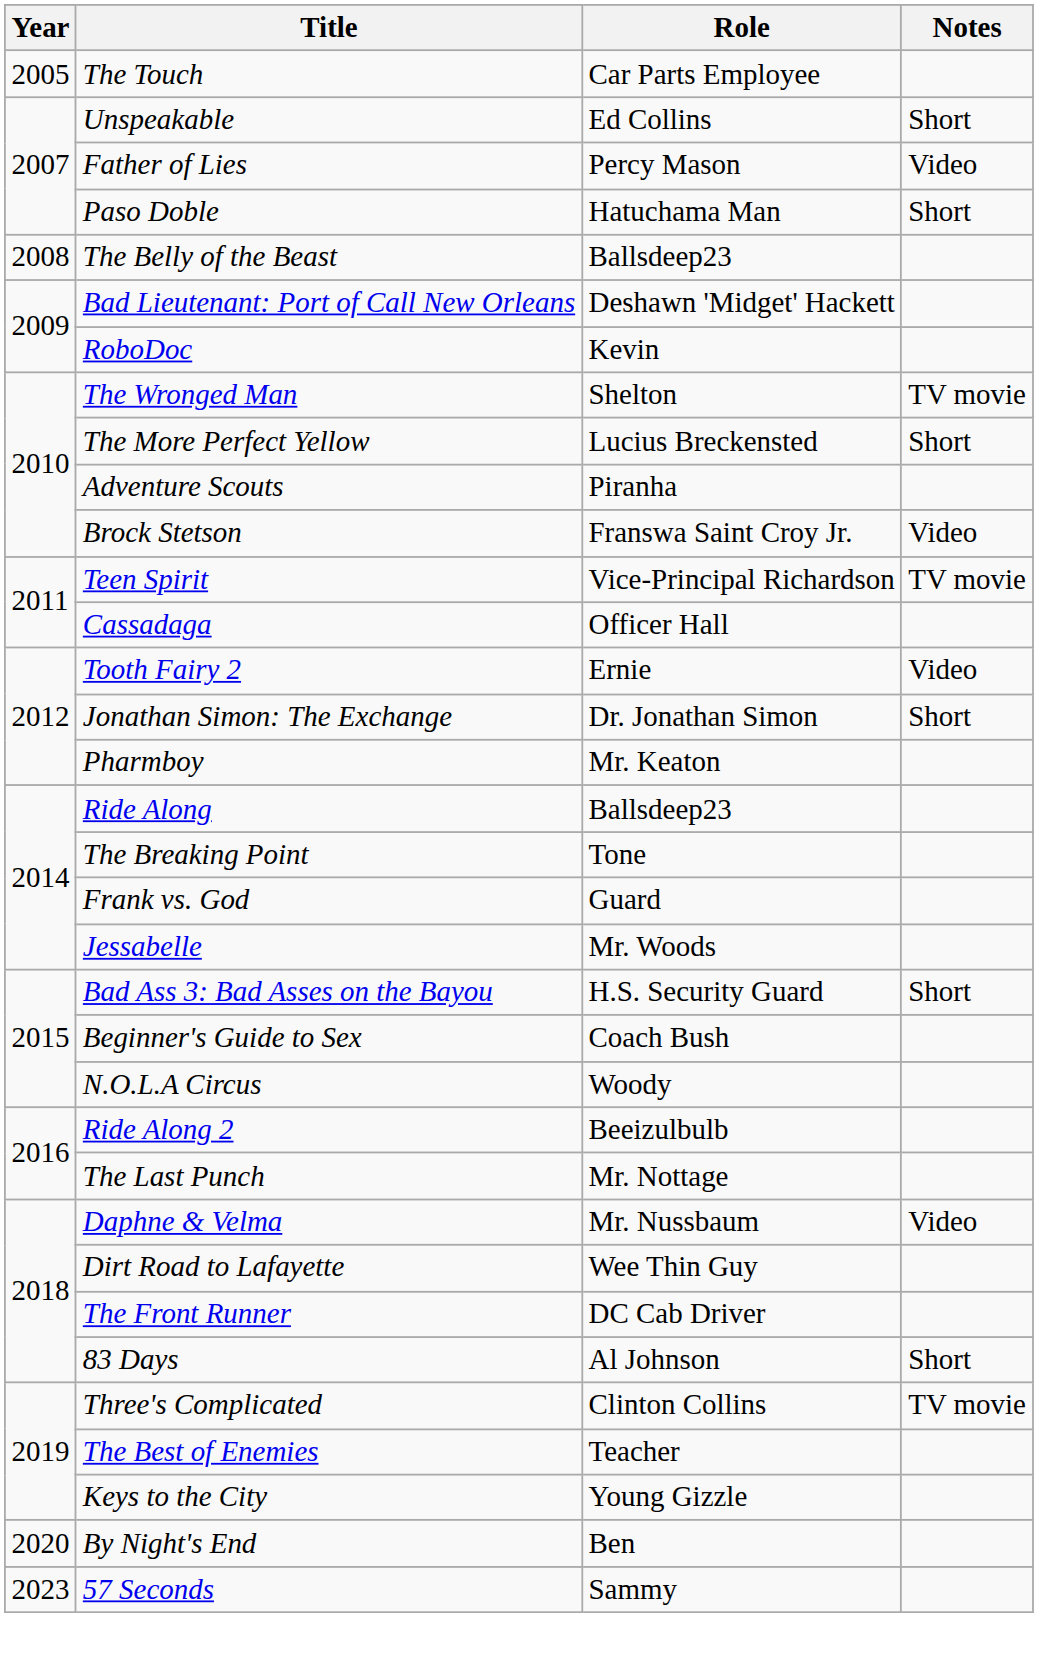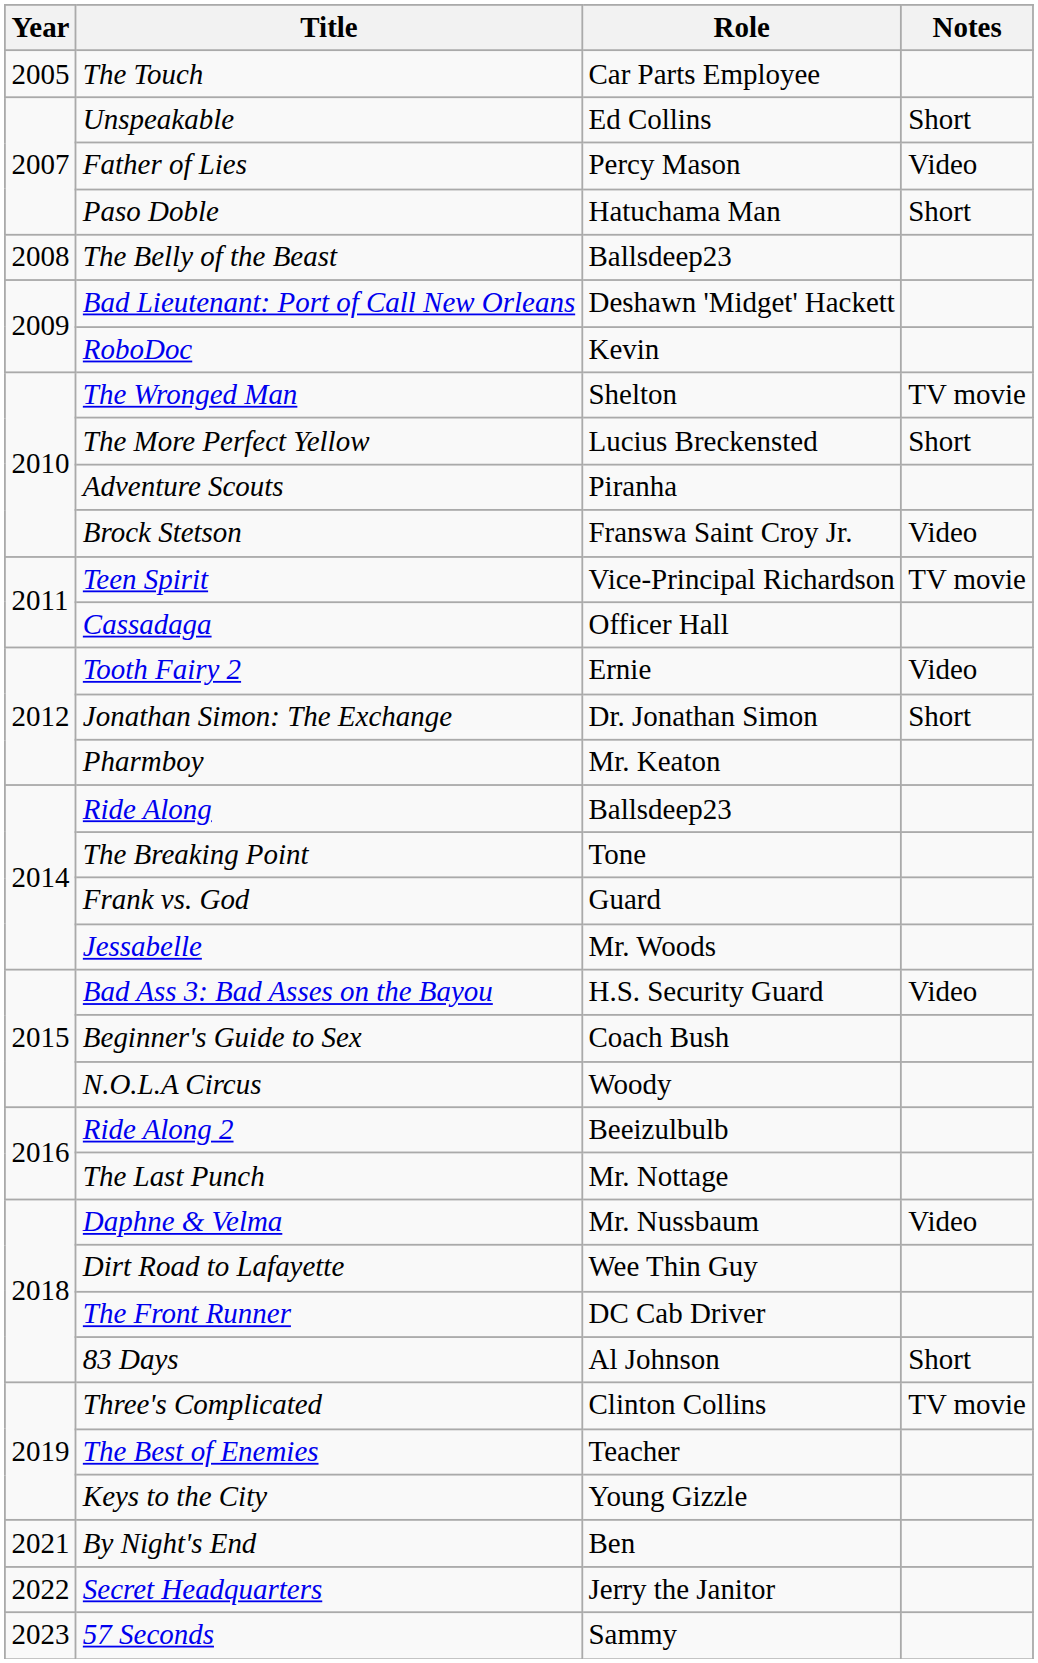(940, 991) Short -> (943, 991) Video
(41, 1543) 2020 -> (41, 1543) 2021
+ row: (203, 1589)
